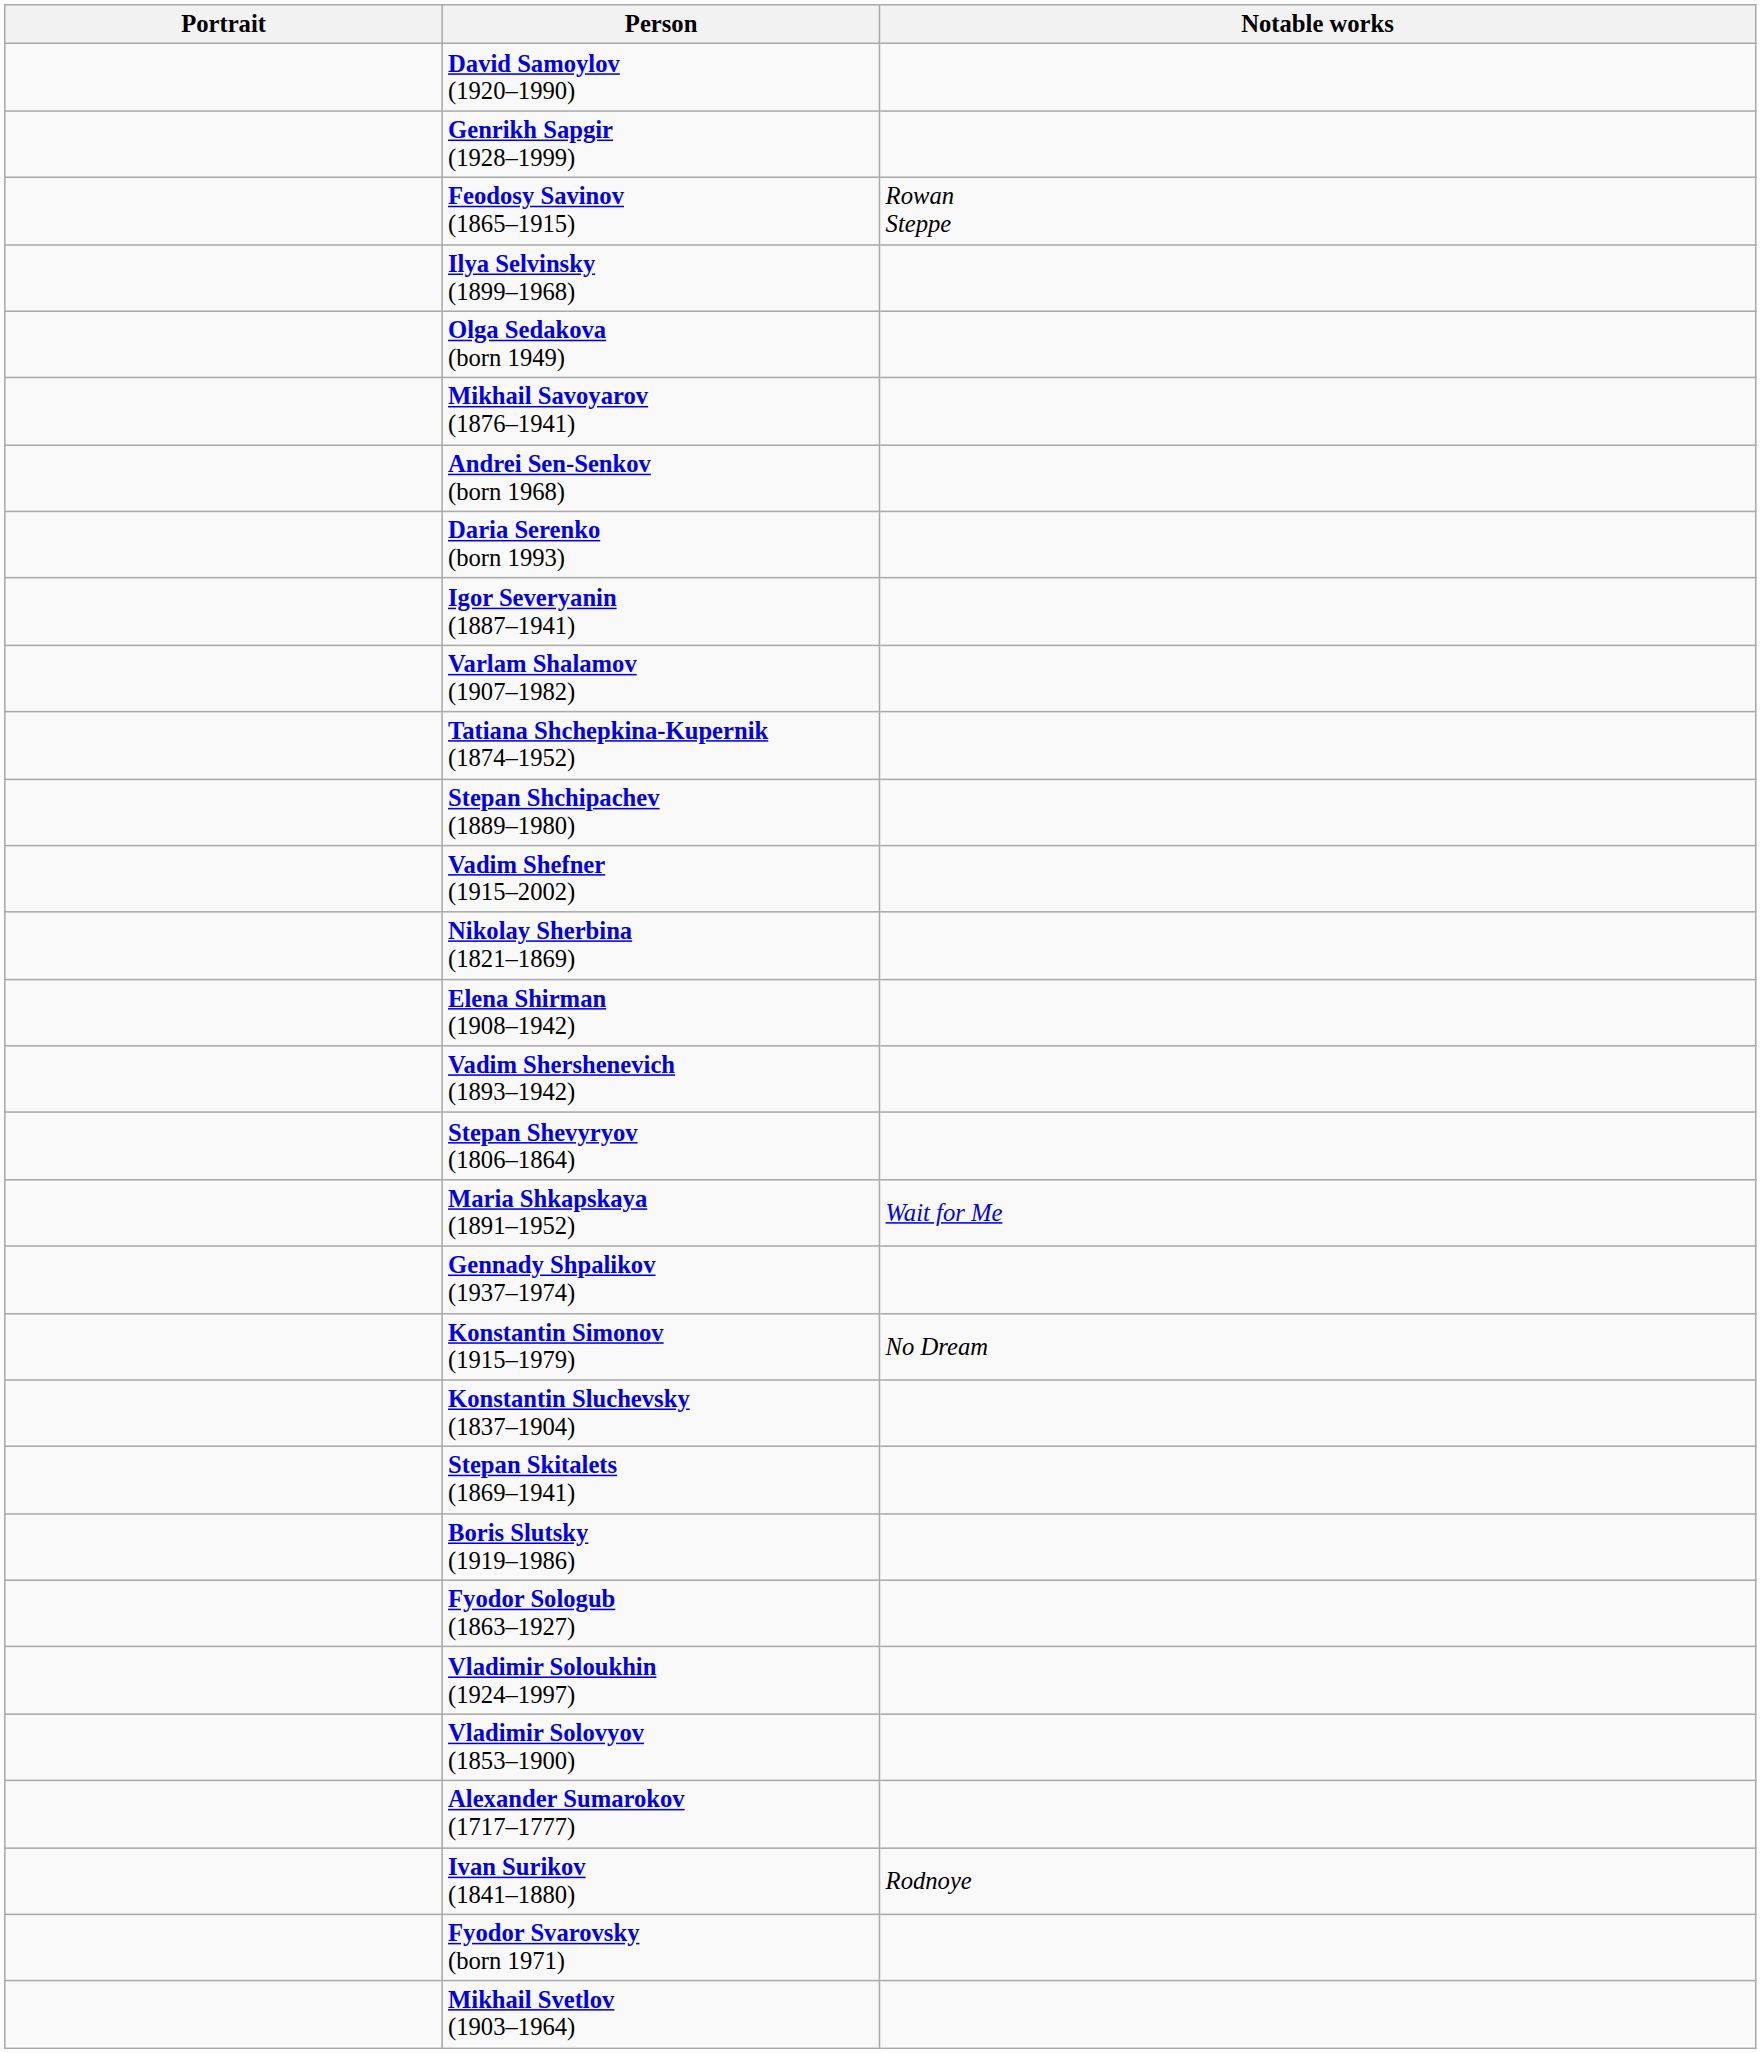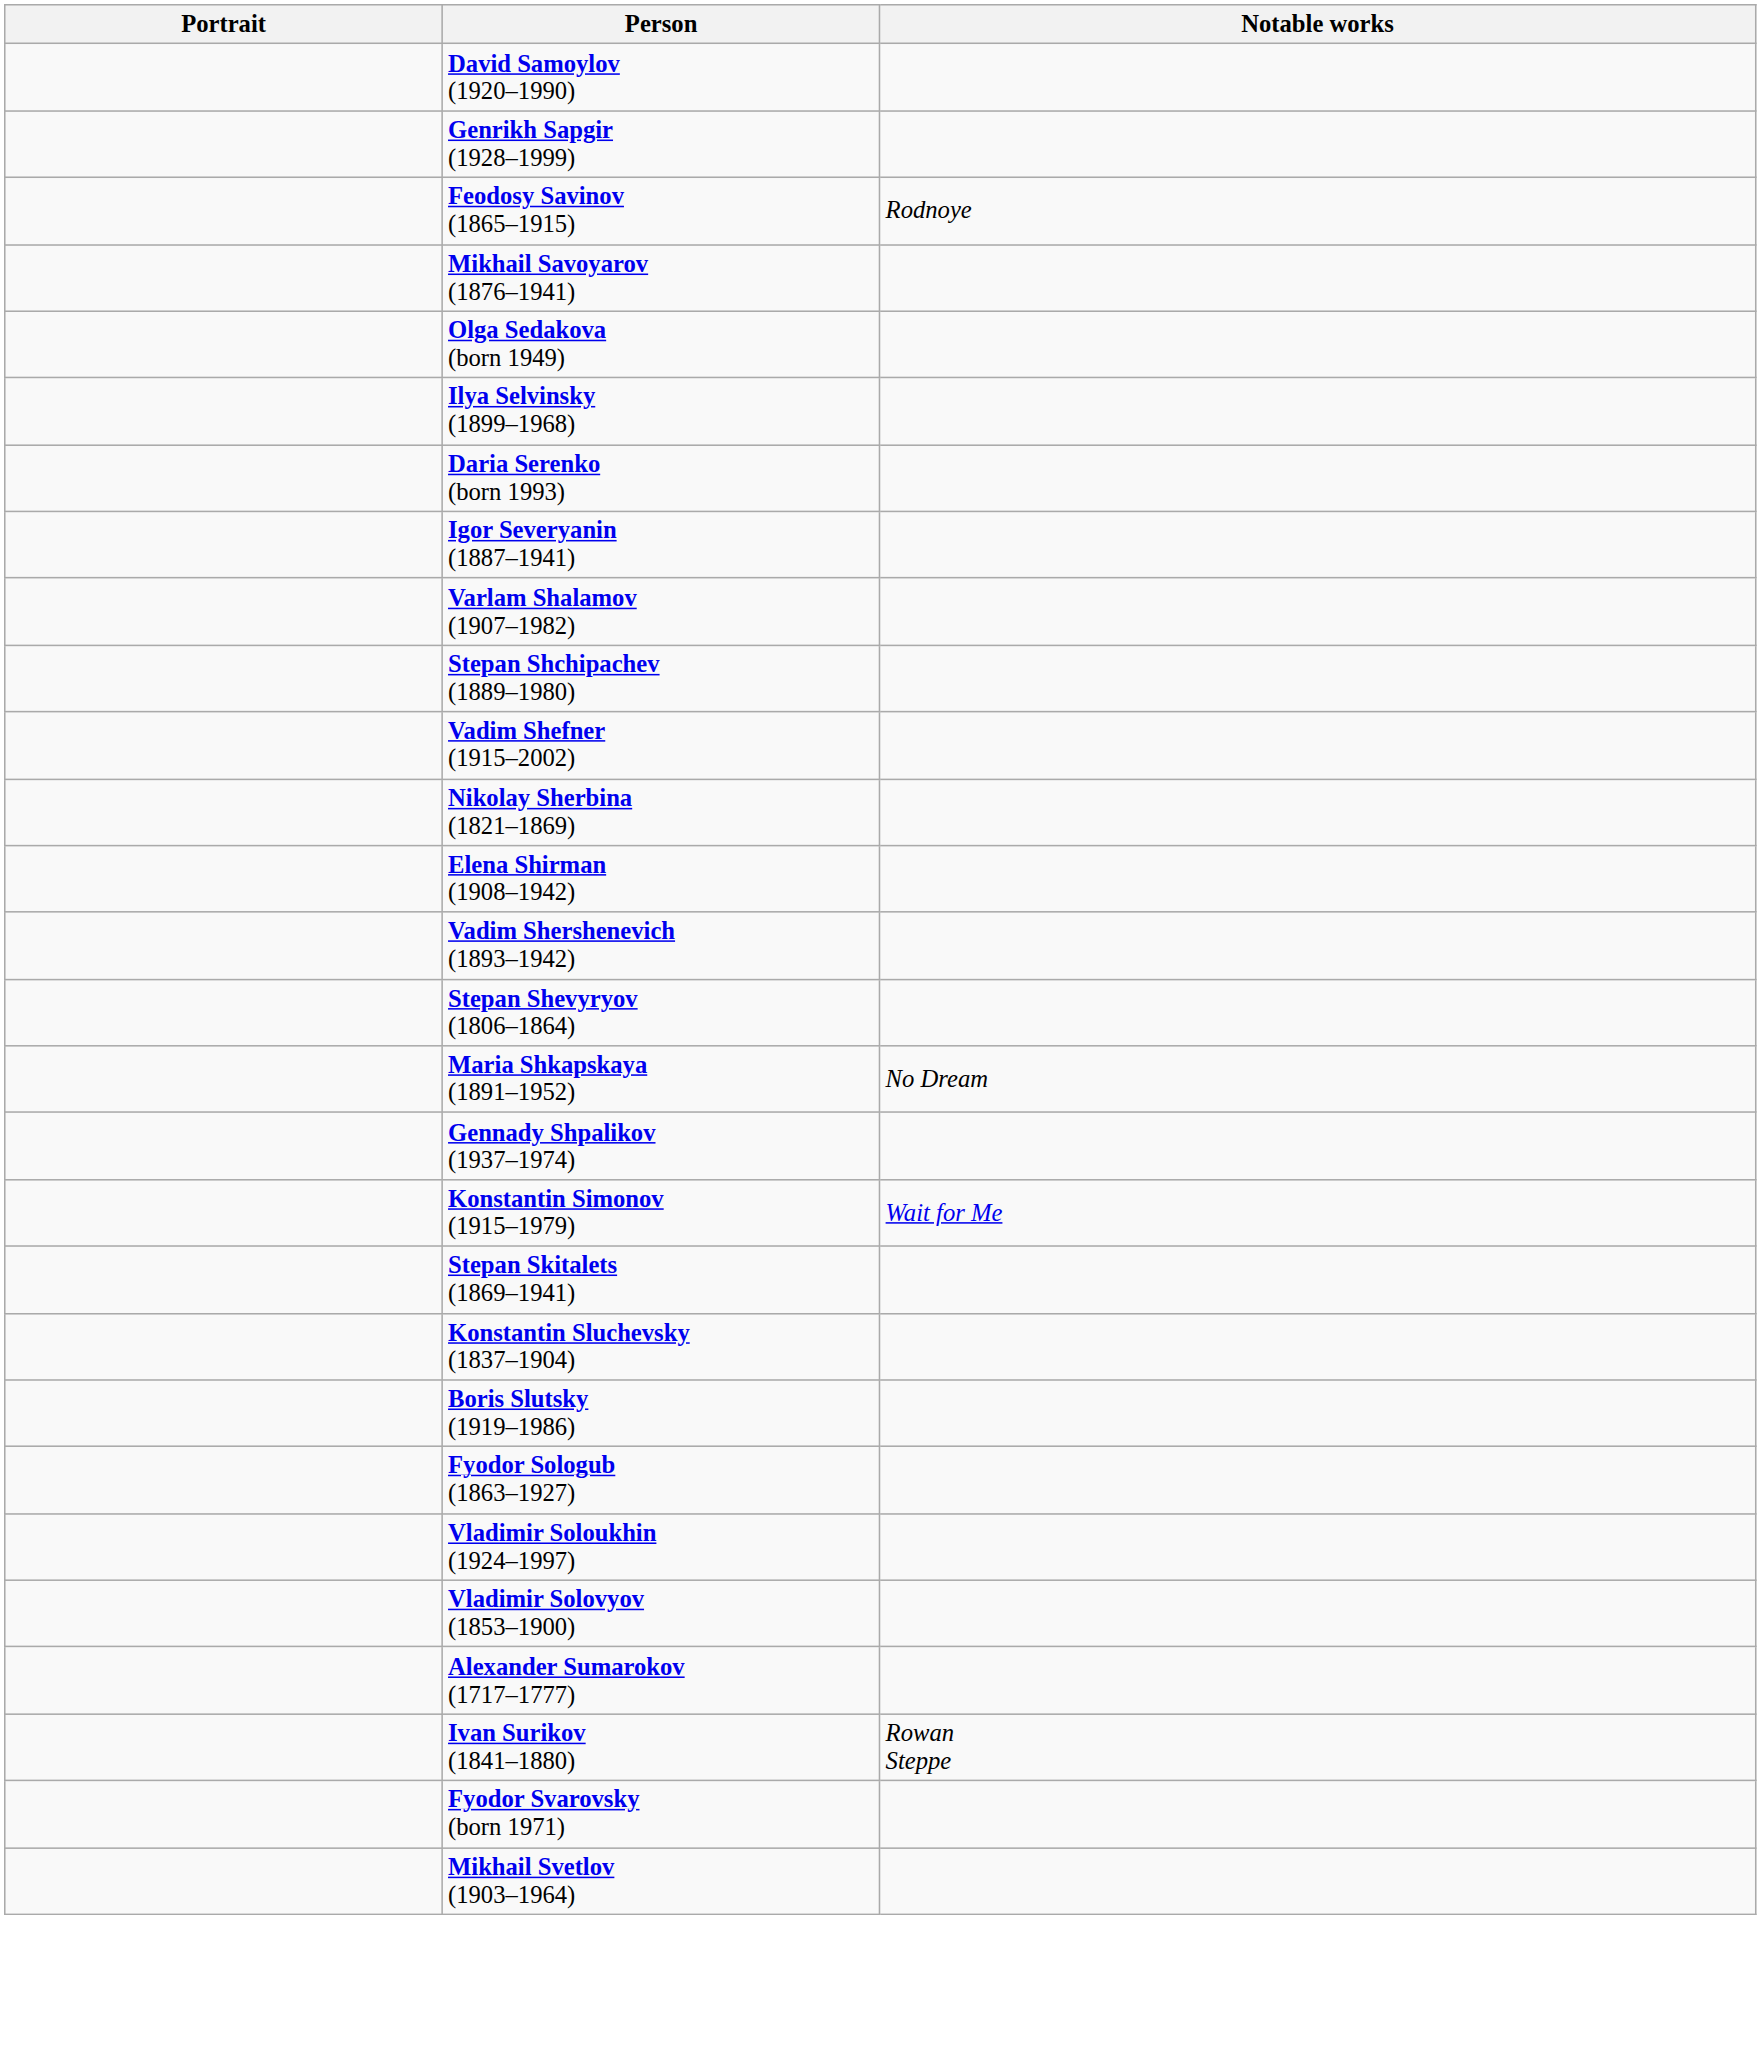(920, 210) Rowan Steppe -> (929, 210) Rodnoye
rows swapped: (548, 410) <-> (522, 277)
- row: (549, 477)
- row: (608, 744)
(944, 1212) Wait for Me -> (937, 1078) No Dream
(937, 1346) No Dream -> (944, 1212) Wait for Me
rows swapped: (533, 1479) <-> (569, 1412)
(929, 1880) Rodnoye -> (920, 1746) Rowan Steppe
